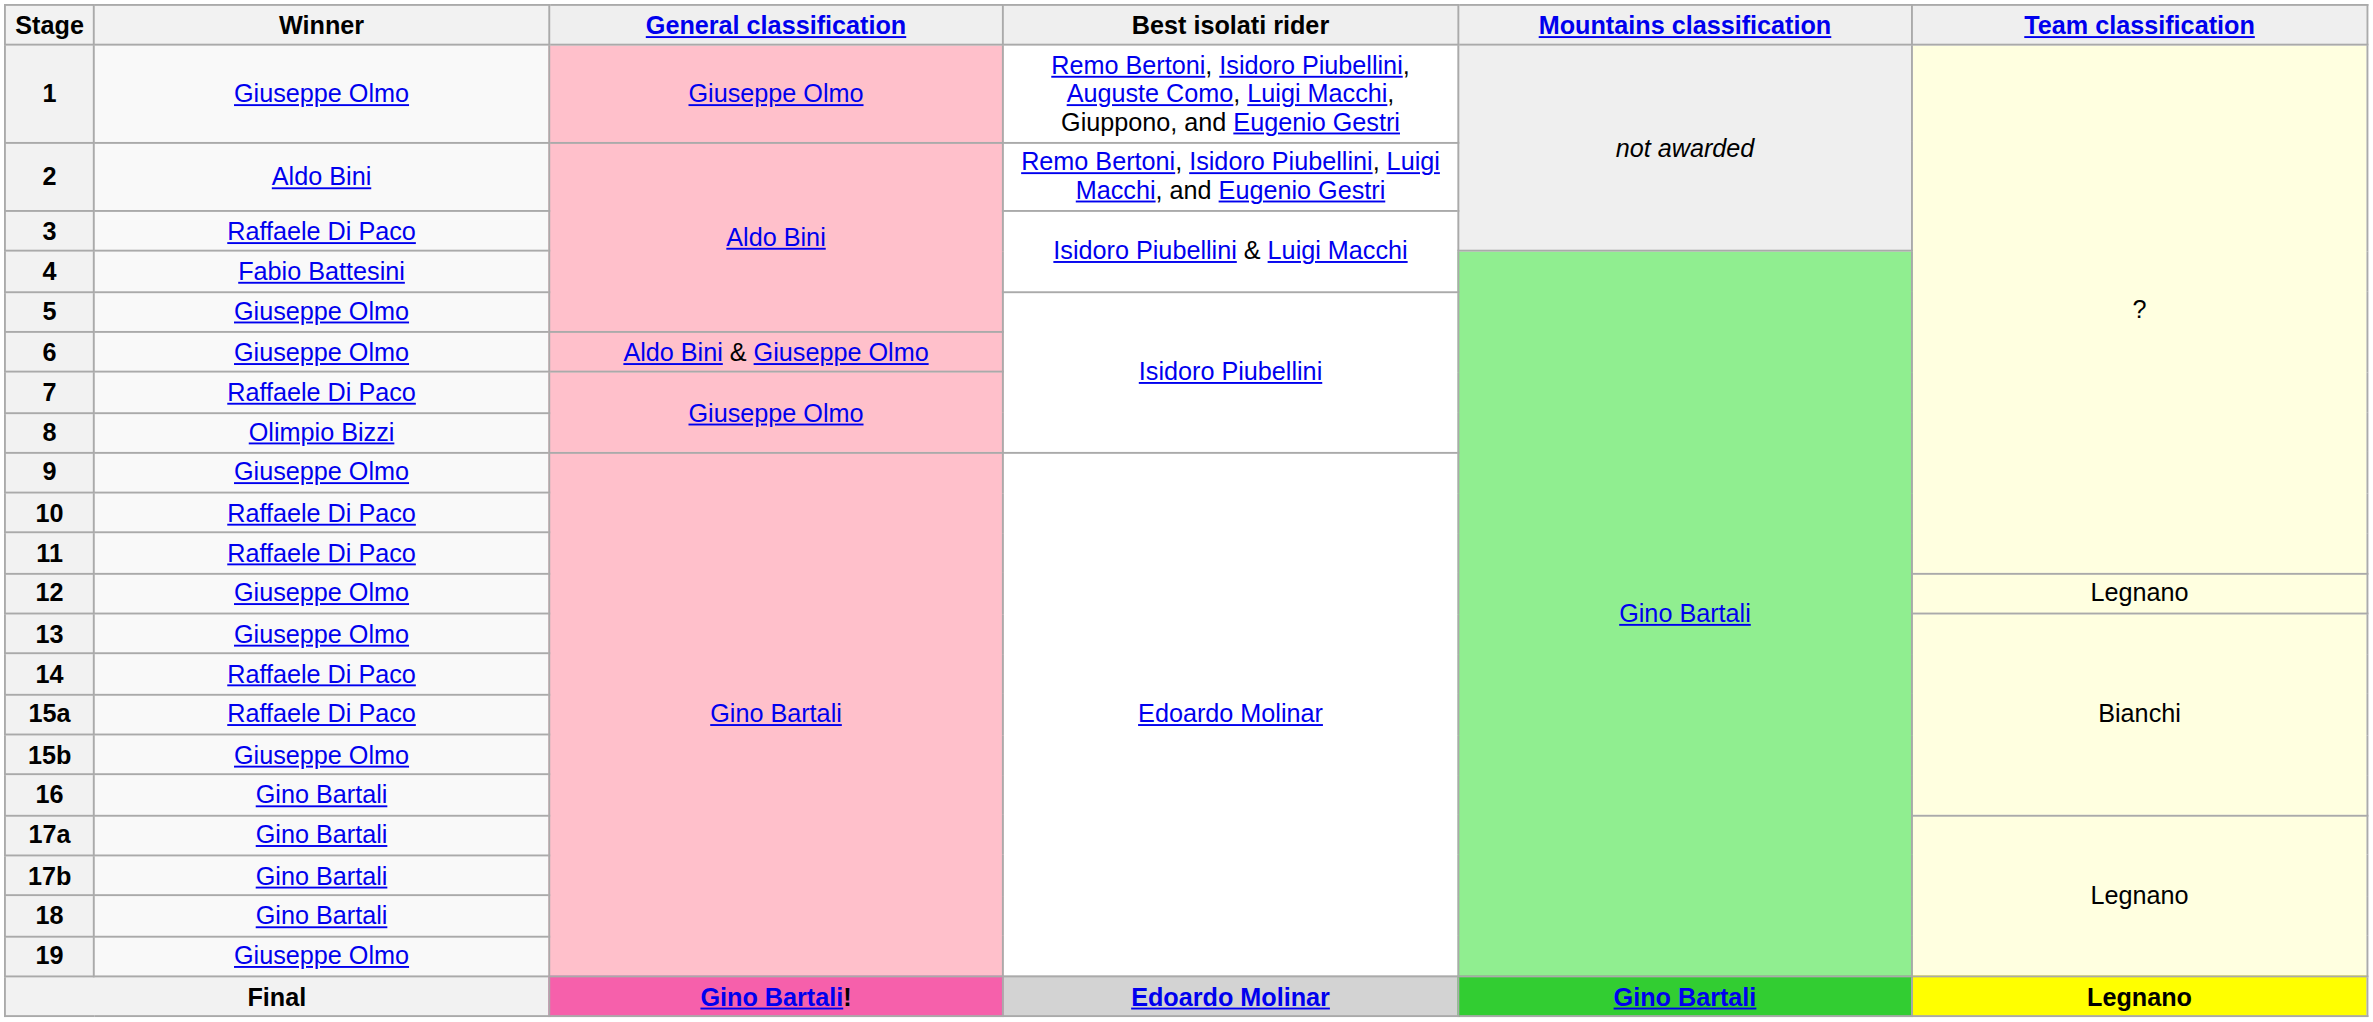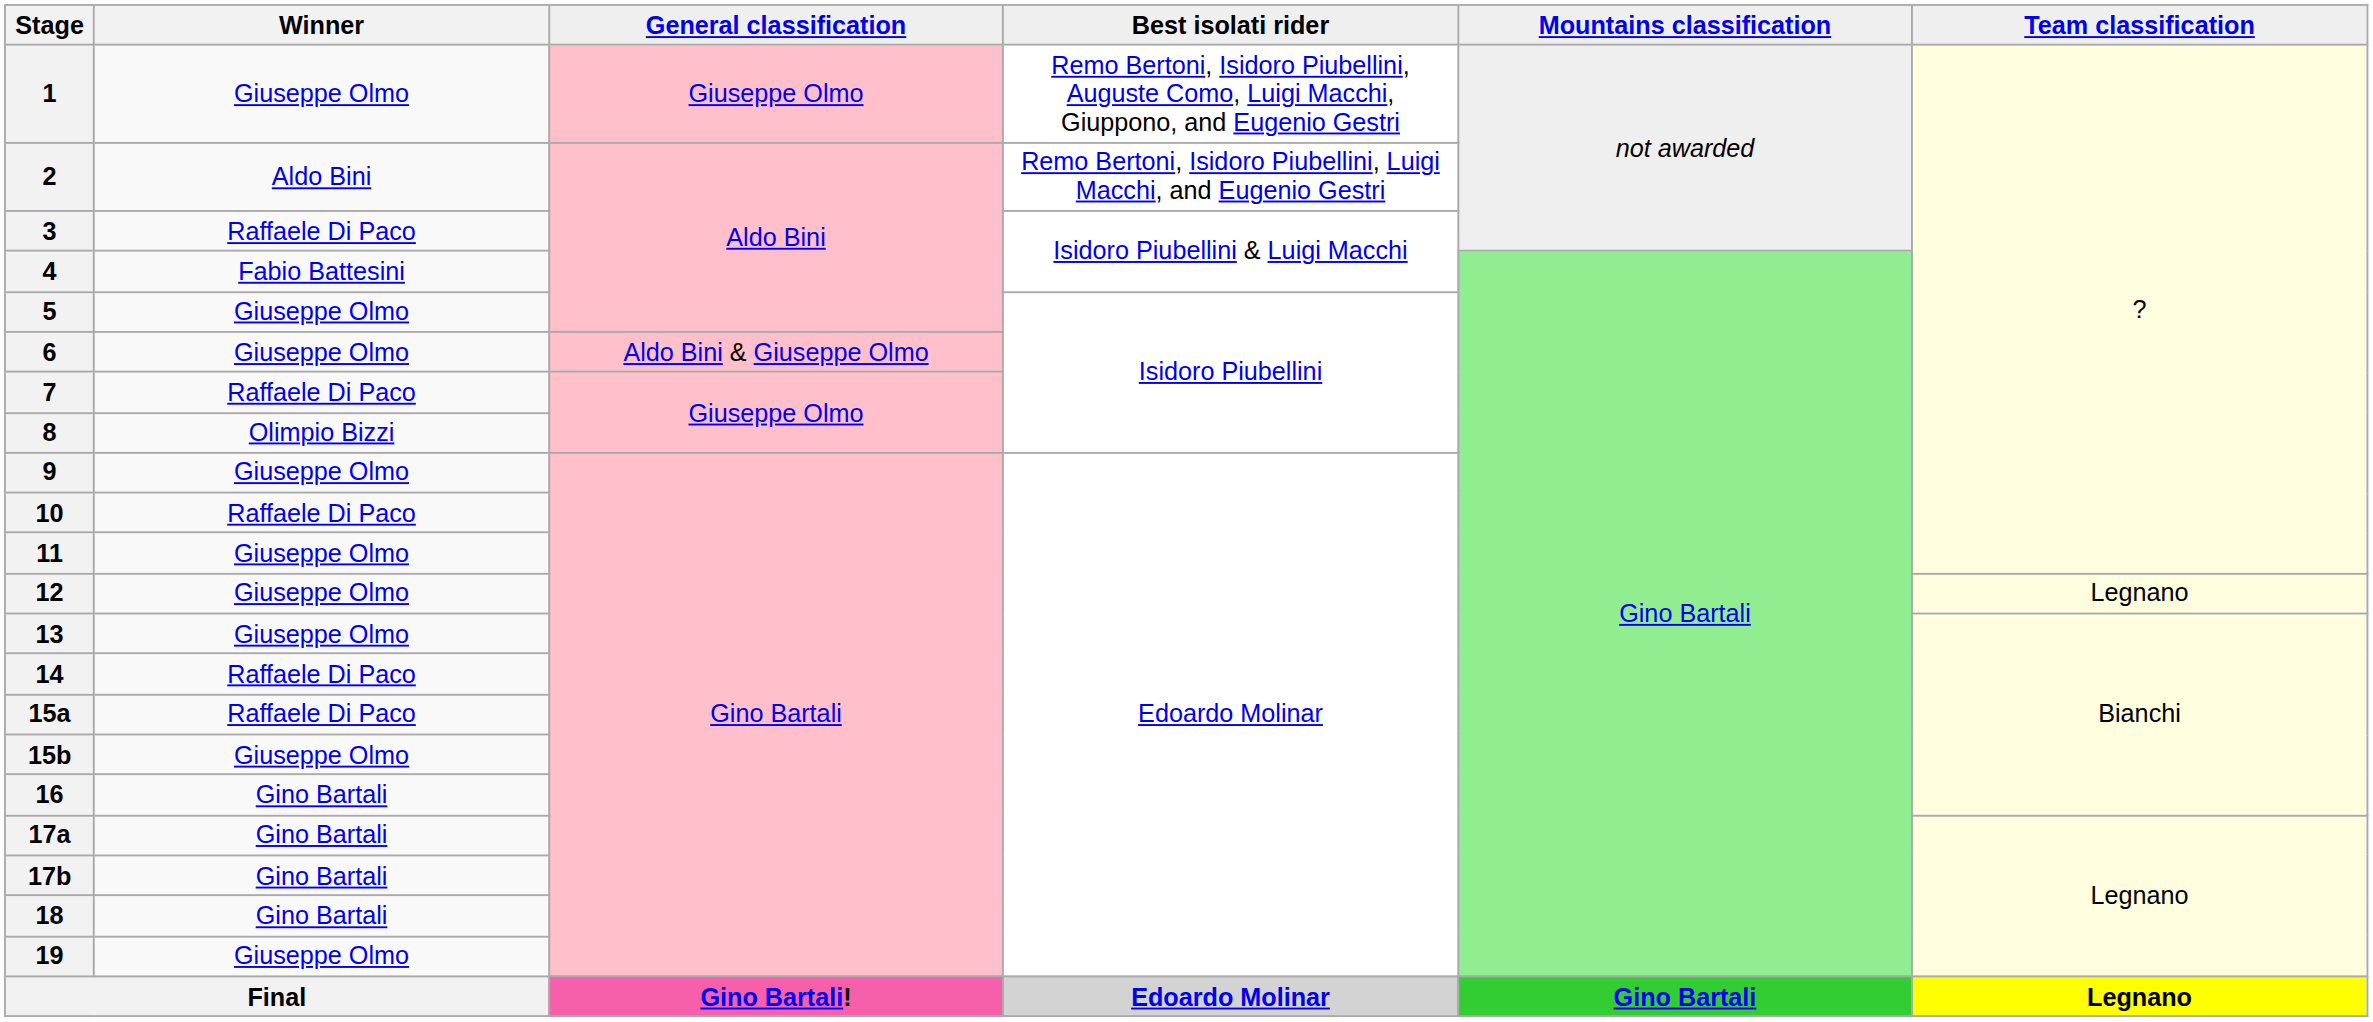(322, 554) Raffaele Di Paco -> (322, 554) Giuseppe Olmo
